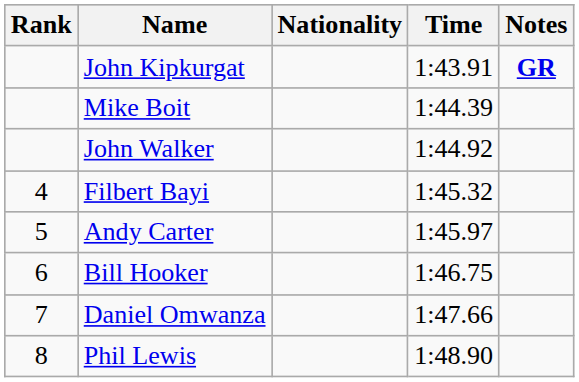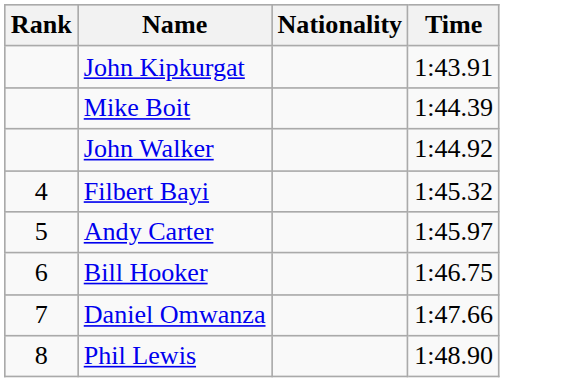- column: (536, 25)
